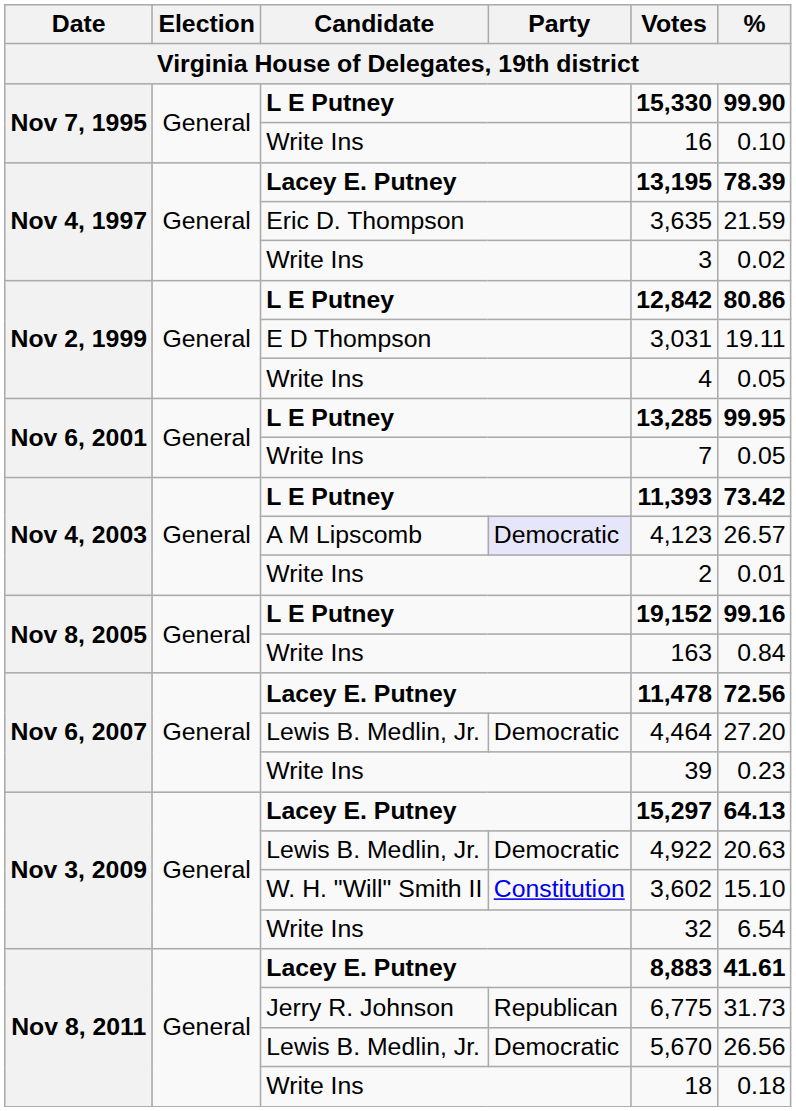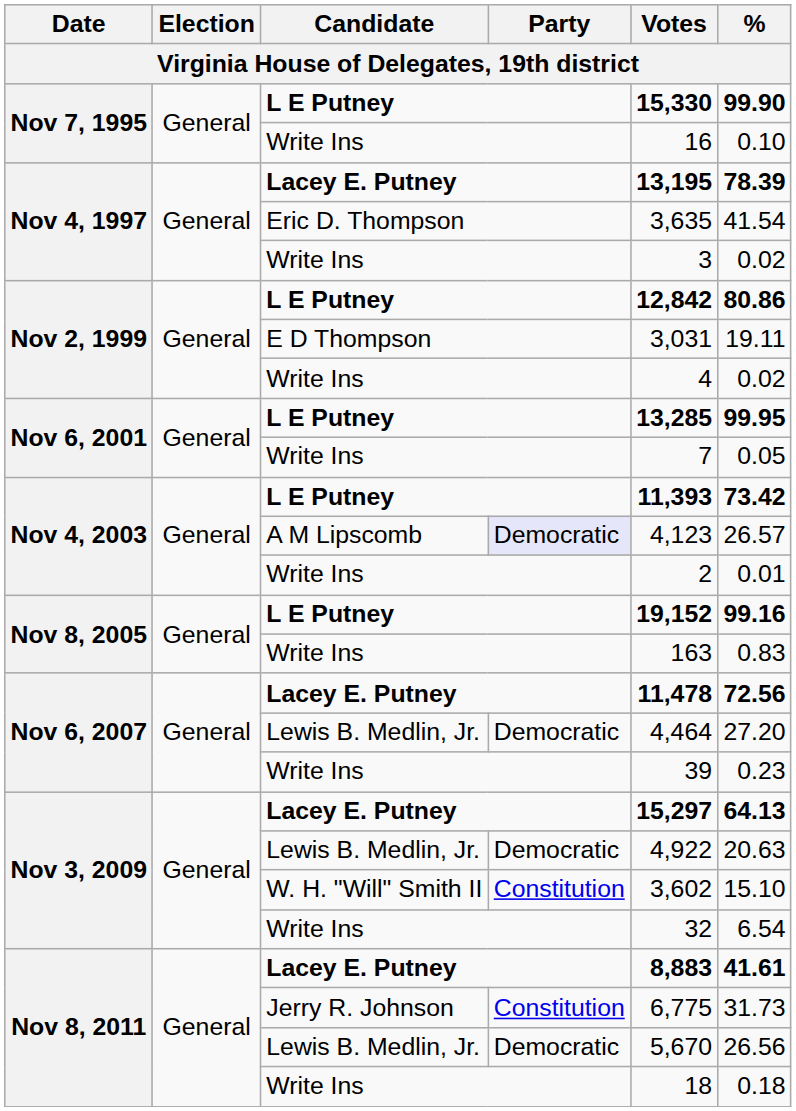(754, 220) 21.59 -> (754, 220) 41.54
(761, 378) 0.05 -> (761, 378) 0.02
(761, 653) 0.84 -> (761, 653) 0.83
(556, 1007) Republican -> (559, 1007) Constitution
